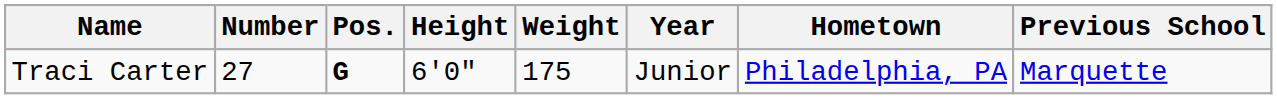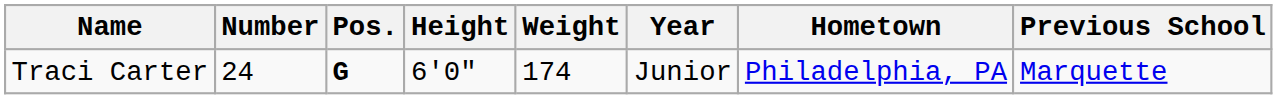(238, 72) 27 -> (238, 72) 24
(547, 72) 175 -> (547, 72) 174
